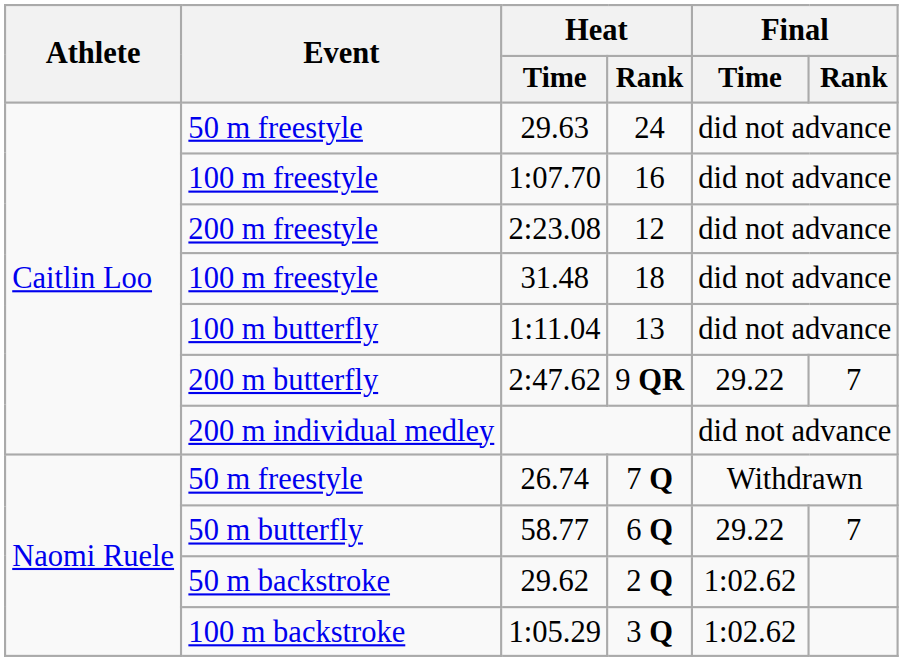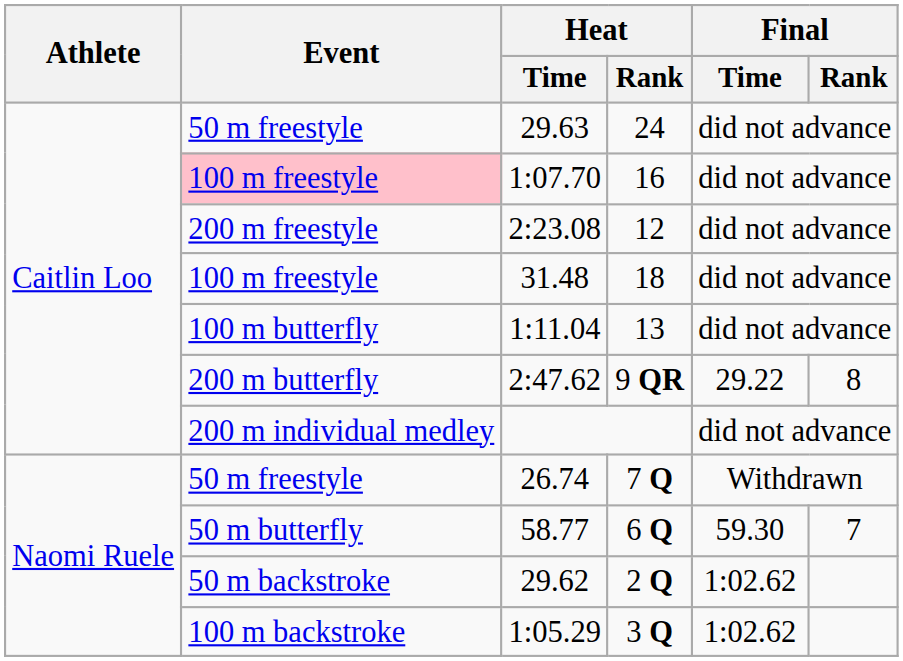(283, 178) no background -> (283, 178) pink background
(854, 379) 7 -> (854, 379) 8
(750, 530) 29.22 -> (750, 530) 59.30
